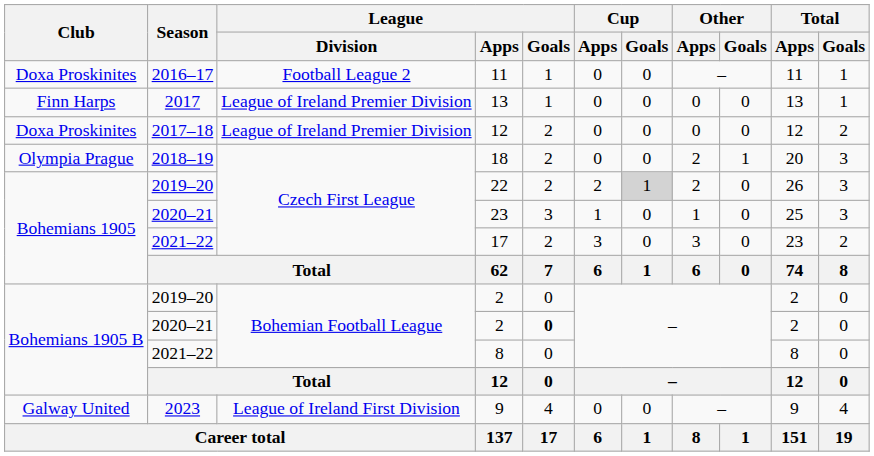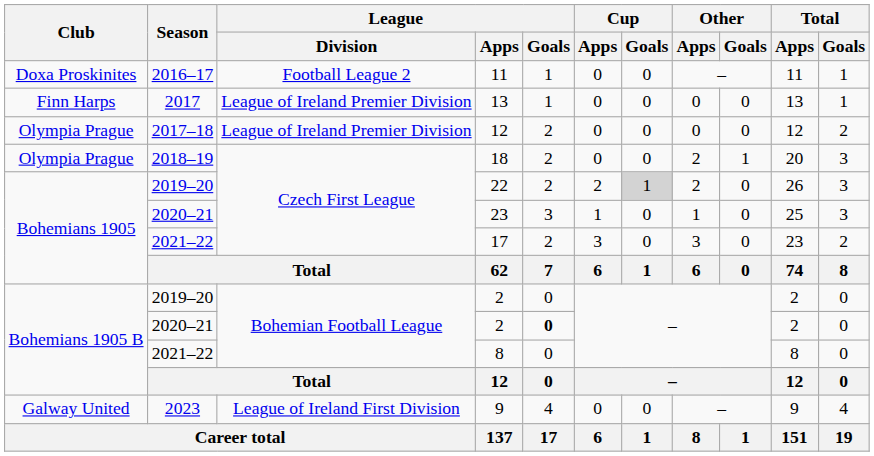(76, 130) Doxa Proskinites -> (76, 130) Olympia Prague
